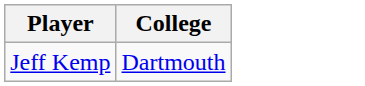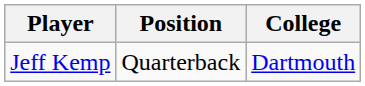+ column: (181, 23)
